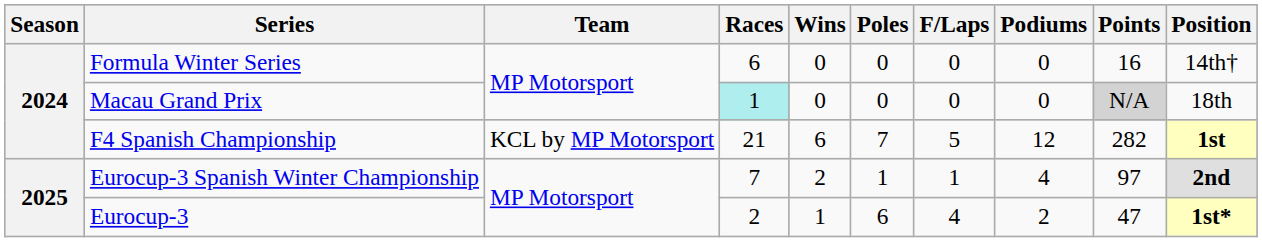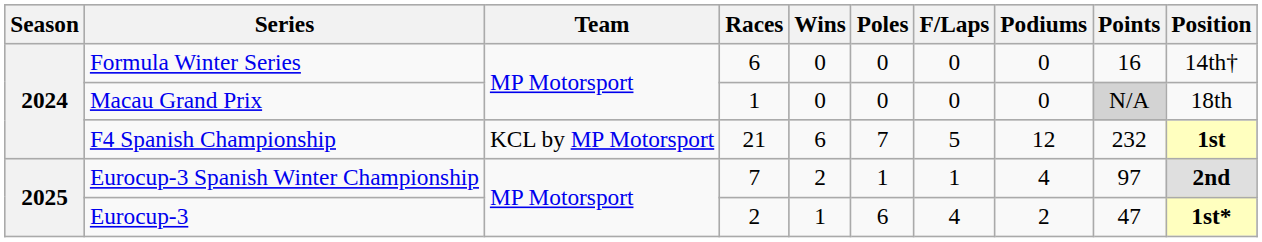(754, 101) paleturquoise background -> (754, 101) no background
(1129, 139) 282 -> (1129, 139) 232
